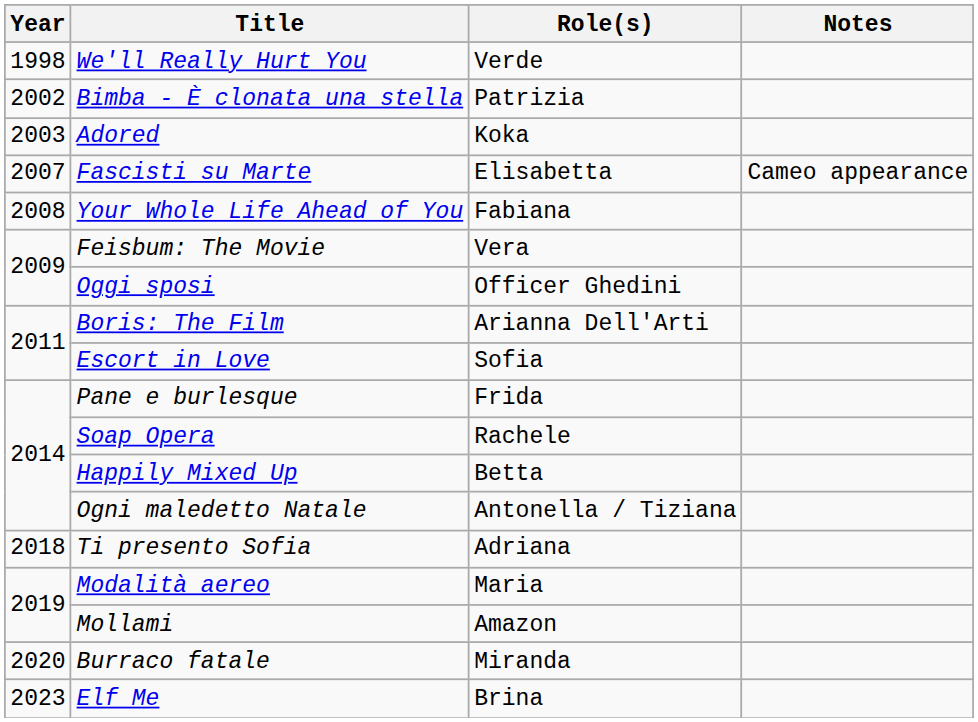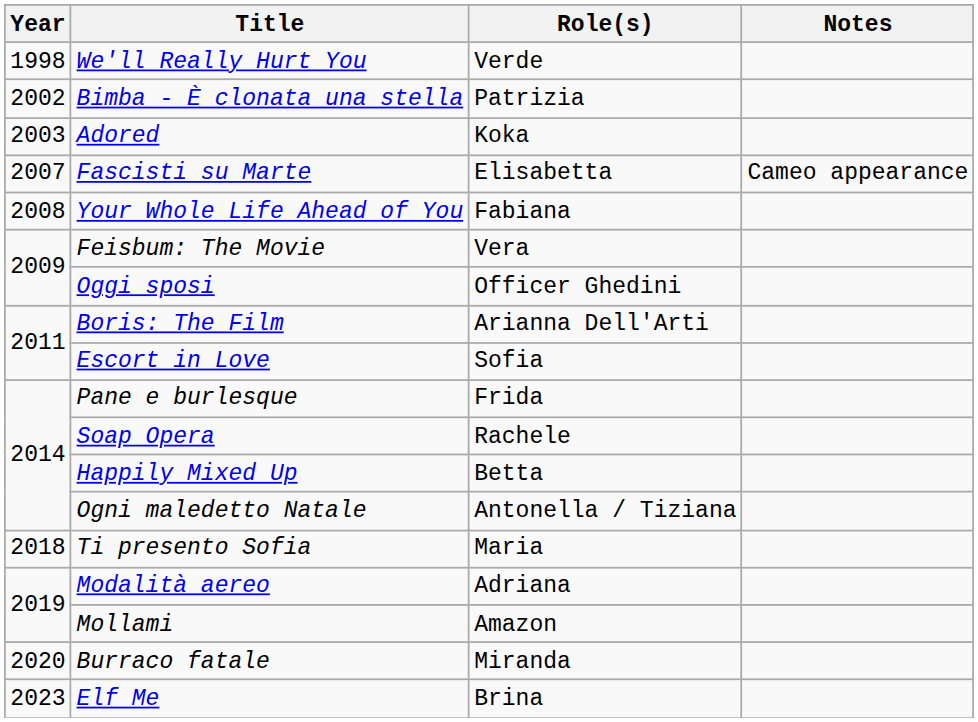(522, 549) Adriana -> (509, 549) Maria
(509, 586) Maria -> (522, 586) Adriana
